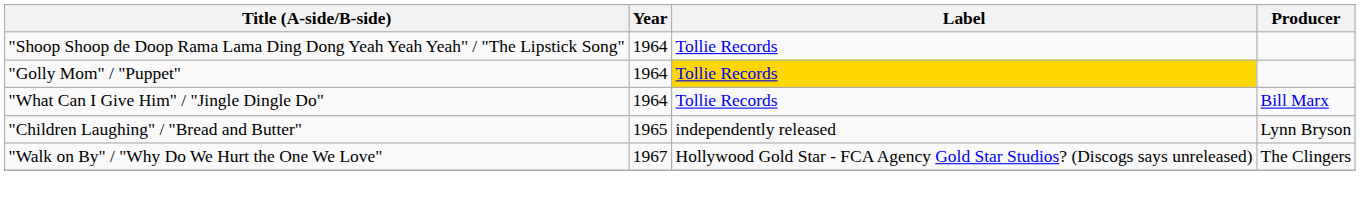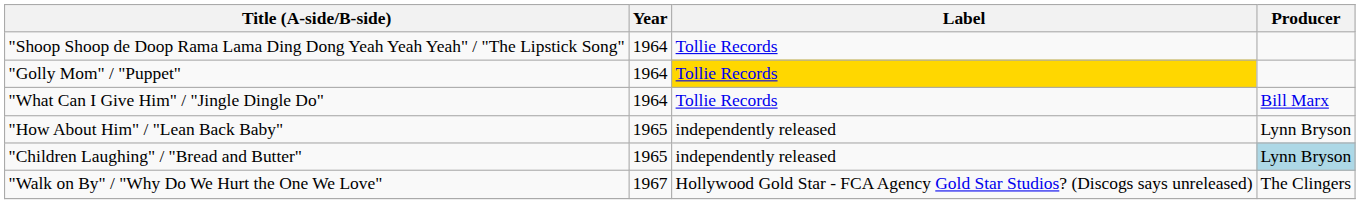+ row: (146, 128)
(1306, 128) no background -> (1306, 156) lightblue background
